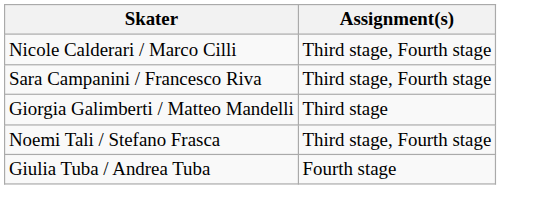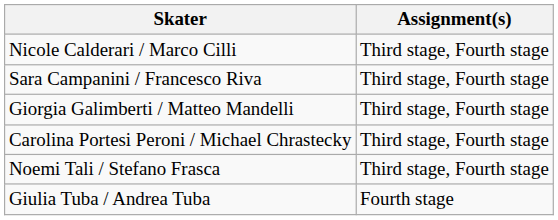(345, 109) Third stage -> (454, 109) Third stage, Fourth stage
+ row: (180, 139)
